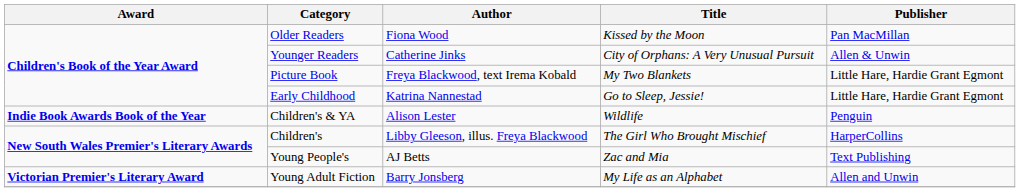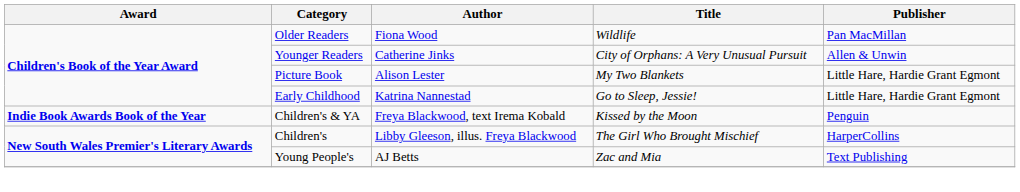(654, 34) Kissed by the Moon -> (616, 34) Wildlife
(481, 75) Freya Blackwood, text Irema Kobald -> (410, 75) Alison Lester
(421, 116) Alison Lester -> (470, 116) Freya Blackwood, text Irema Kobald
(623, 116) Wildlife -> (646, 116) Kissed by the Moon
- row: (323, 177)
